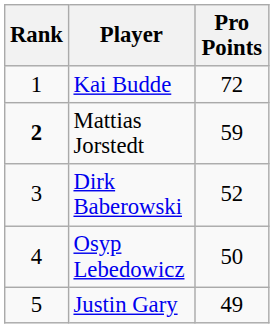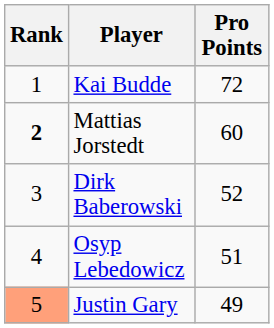(232, 132) 59 -> (232, 132) 60
(232, 256) 50 -> (232, 256) 51
(36, 304) no background -> (36, 304) lightsalmon background
